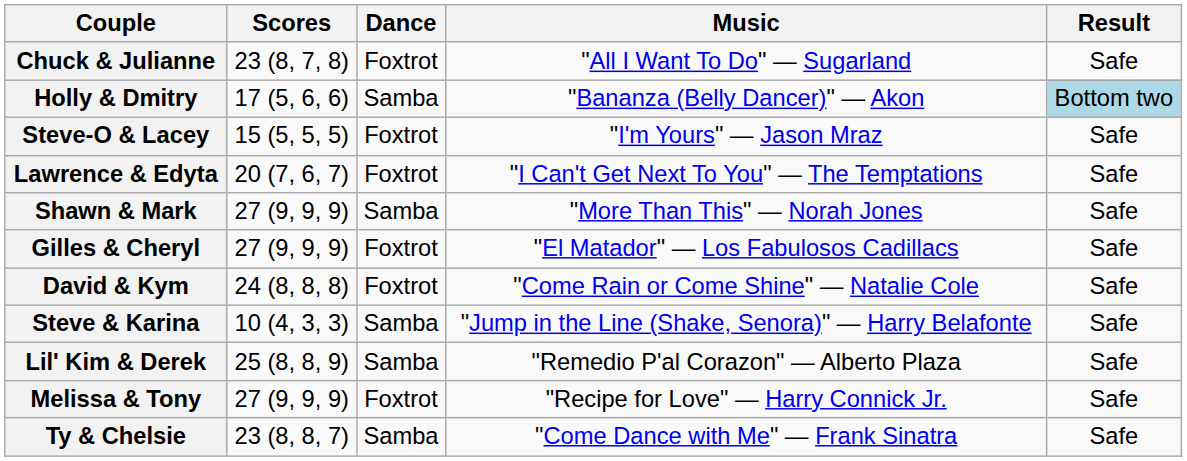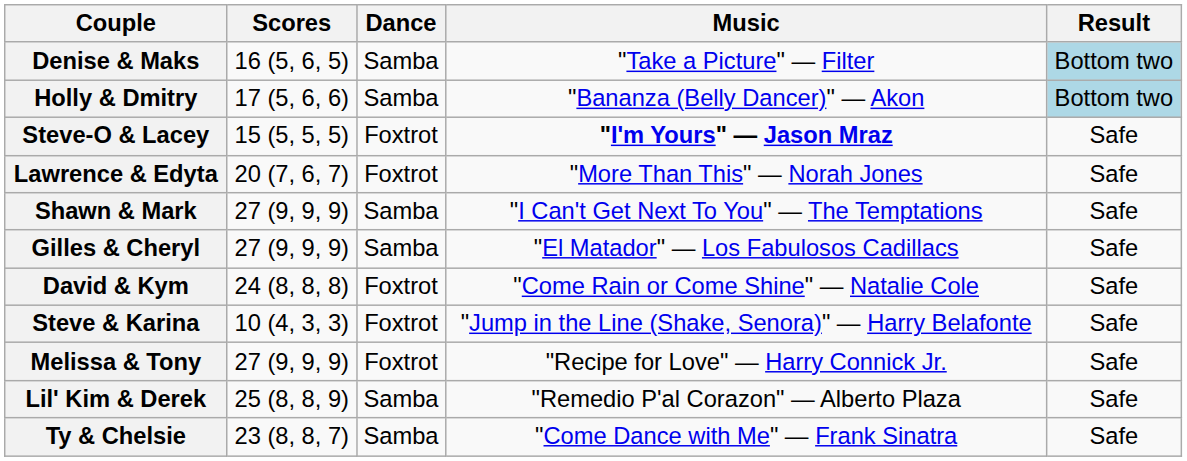+ row: (116, 60)
- row: (116, 60)
(746, 135) normal -> (746, 135) bold
(746, 173) "I Can't Get Next To You" — The Temptations -> (746, 173) "More Than This" — Norah Jones
(746, 211) "More Than This" — Norah Jones -> (746, 211) "I Can't Get Next To You" — The Temptations
(401, 248) Foxtrot -> (401, 248) Samba
(401, 323) Samba -> (401, 323) Foxtrot
rows swapped: (116, 398) <-> (116, 361)
